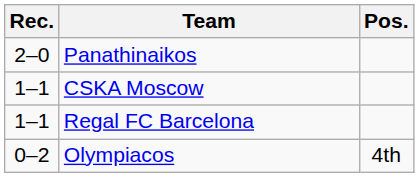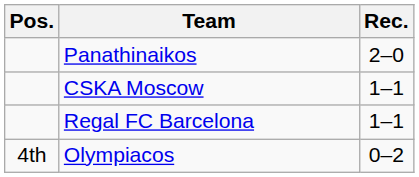columns swapped: (386, 21) <-> (32, 21)
